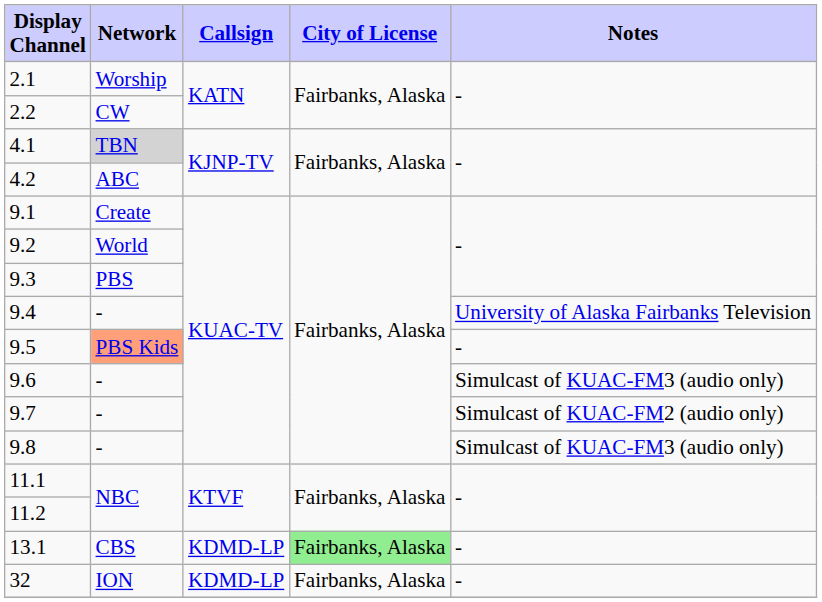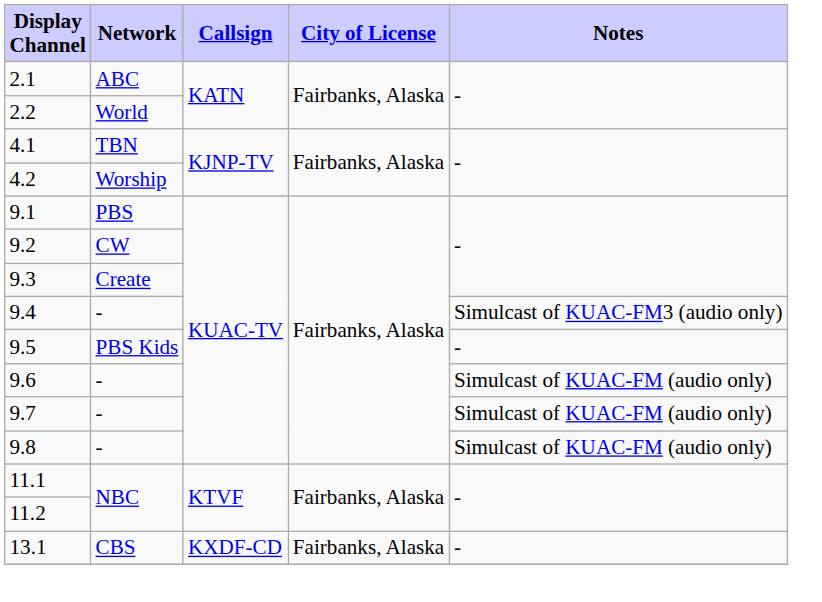(131, 78) Worship -> (117, 78) ABC
(113, 111) CW -> (122, 111) World
(117, 145) lightgrey background -> (117, 145) no background
(117, 178) ABC -> (131, 178) Worship
(123, 212) Create -> (114, 212) PBS
(122, 245) World -> (113, 245) CW
(114, 279) PBS -> (123, 279) Create
(633, 312) University of Alaska Fairbanks Television -> (618, 312) Simulcast of KUAC-FM3 (audio only)
(137, 346) lightsalmon background -> (137, 346) no background
(619, 379) Simulcast of KUAC-FM3 (audio only) -> (613, 379) Simulcast of KUAC-FM (audio only)
(619, 413) Simulcast of KUAC-FM2 (audio only) -> (613, 413) Simulcast of KUAC-FM (audio only)
(619, 446) Simulcast of KUAC-FM3 (audio only) -> (613, 446) Simulcast of KUAC-FM (audio only)
(236, 547) KDMD-LP -> (235, 547) KXDF-CD
(370, 547) lightgreen background -> (369, 547) no background
- row: (20, 580)
